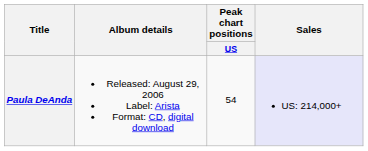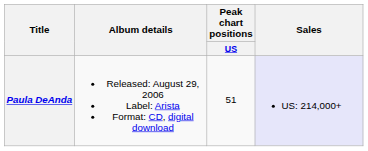(231, 100) 54 -> (231, 100) 51
